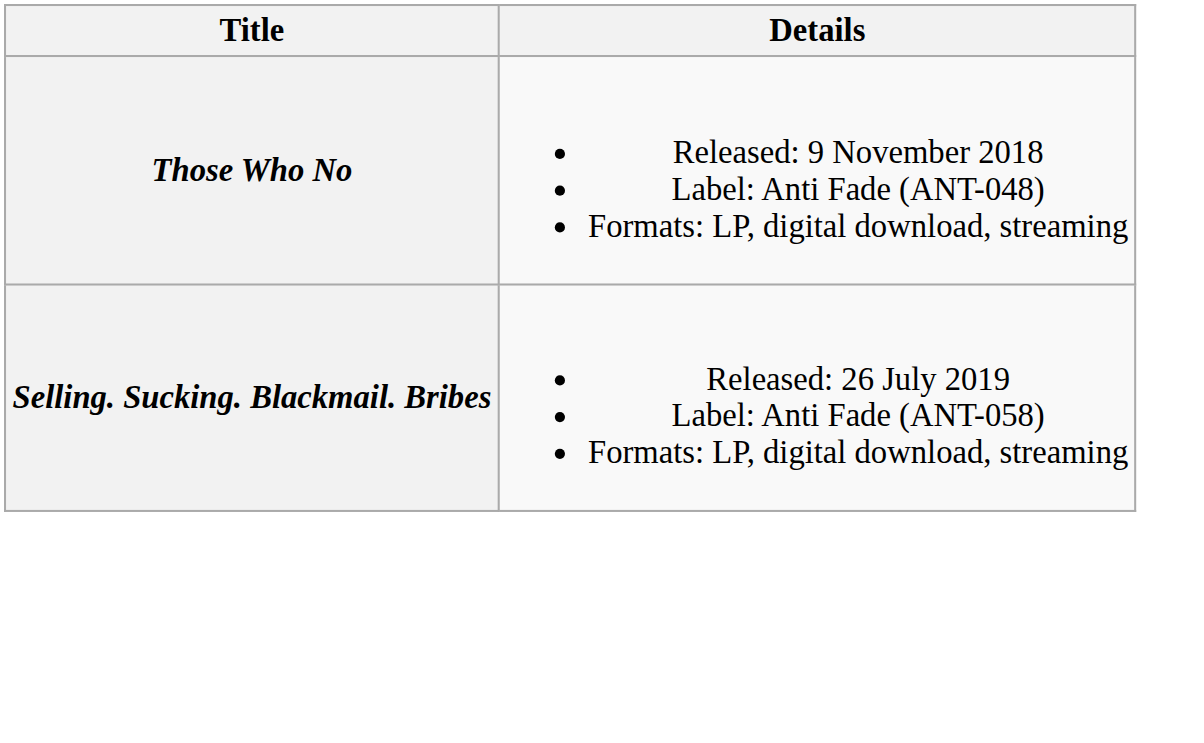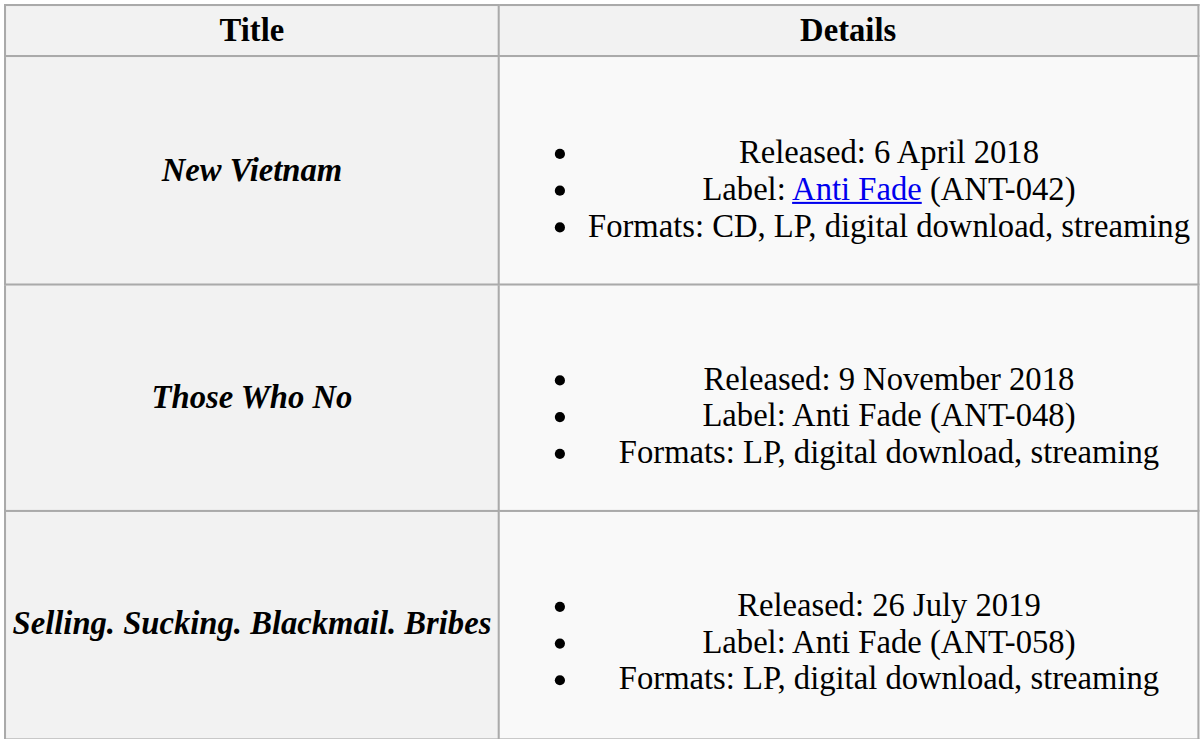+ row: (252, 169)
